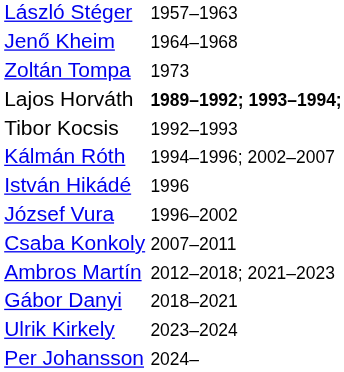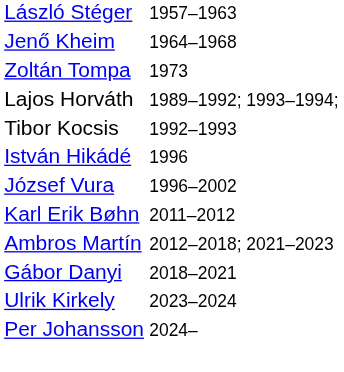(246, 99) bold -> (244, 100) normal
- row: (65, 156)
- row: (75, 243)
+ row: (72, 214)
